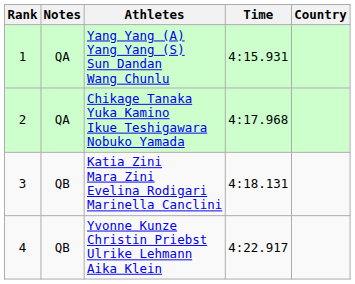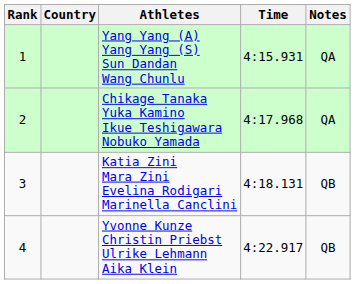columns swapped: (321, 15) <-> (62, 15)
